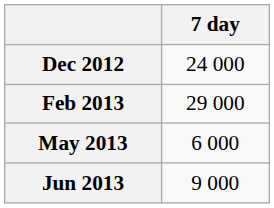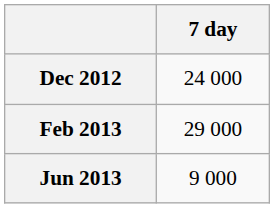- row: (83, 143)
